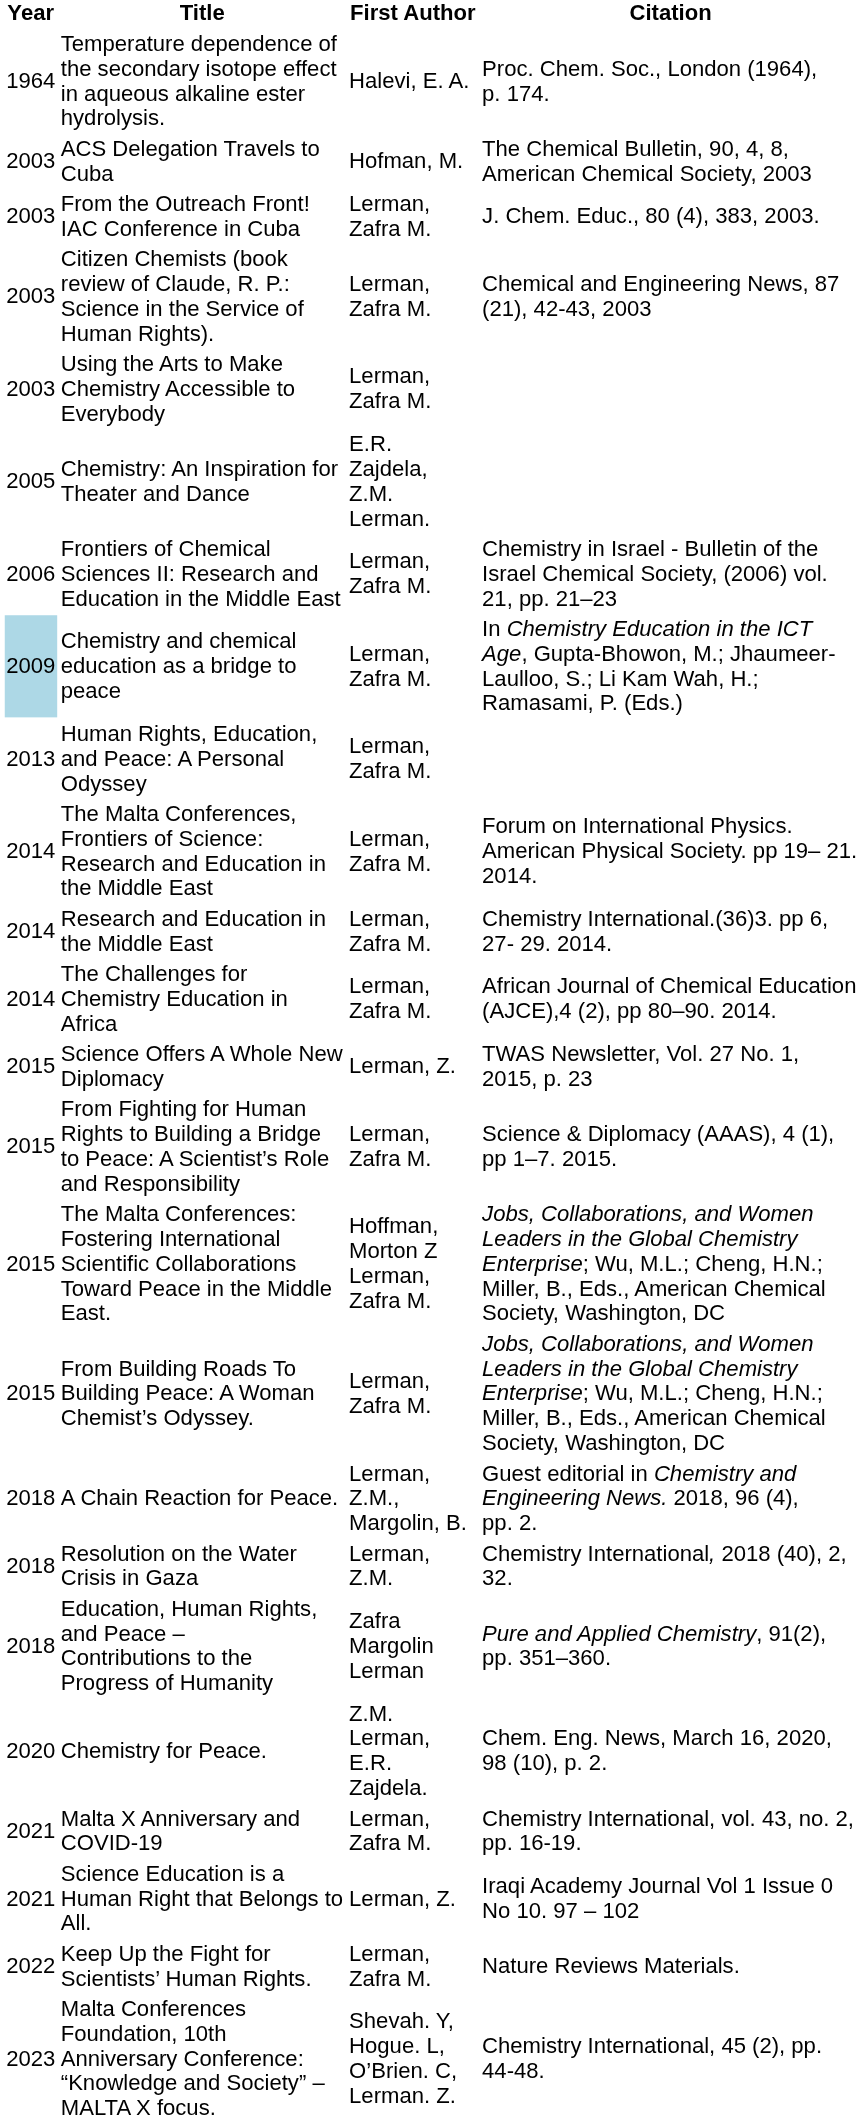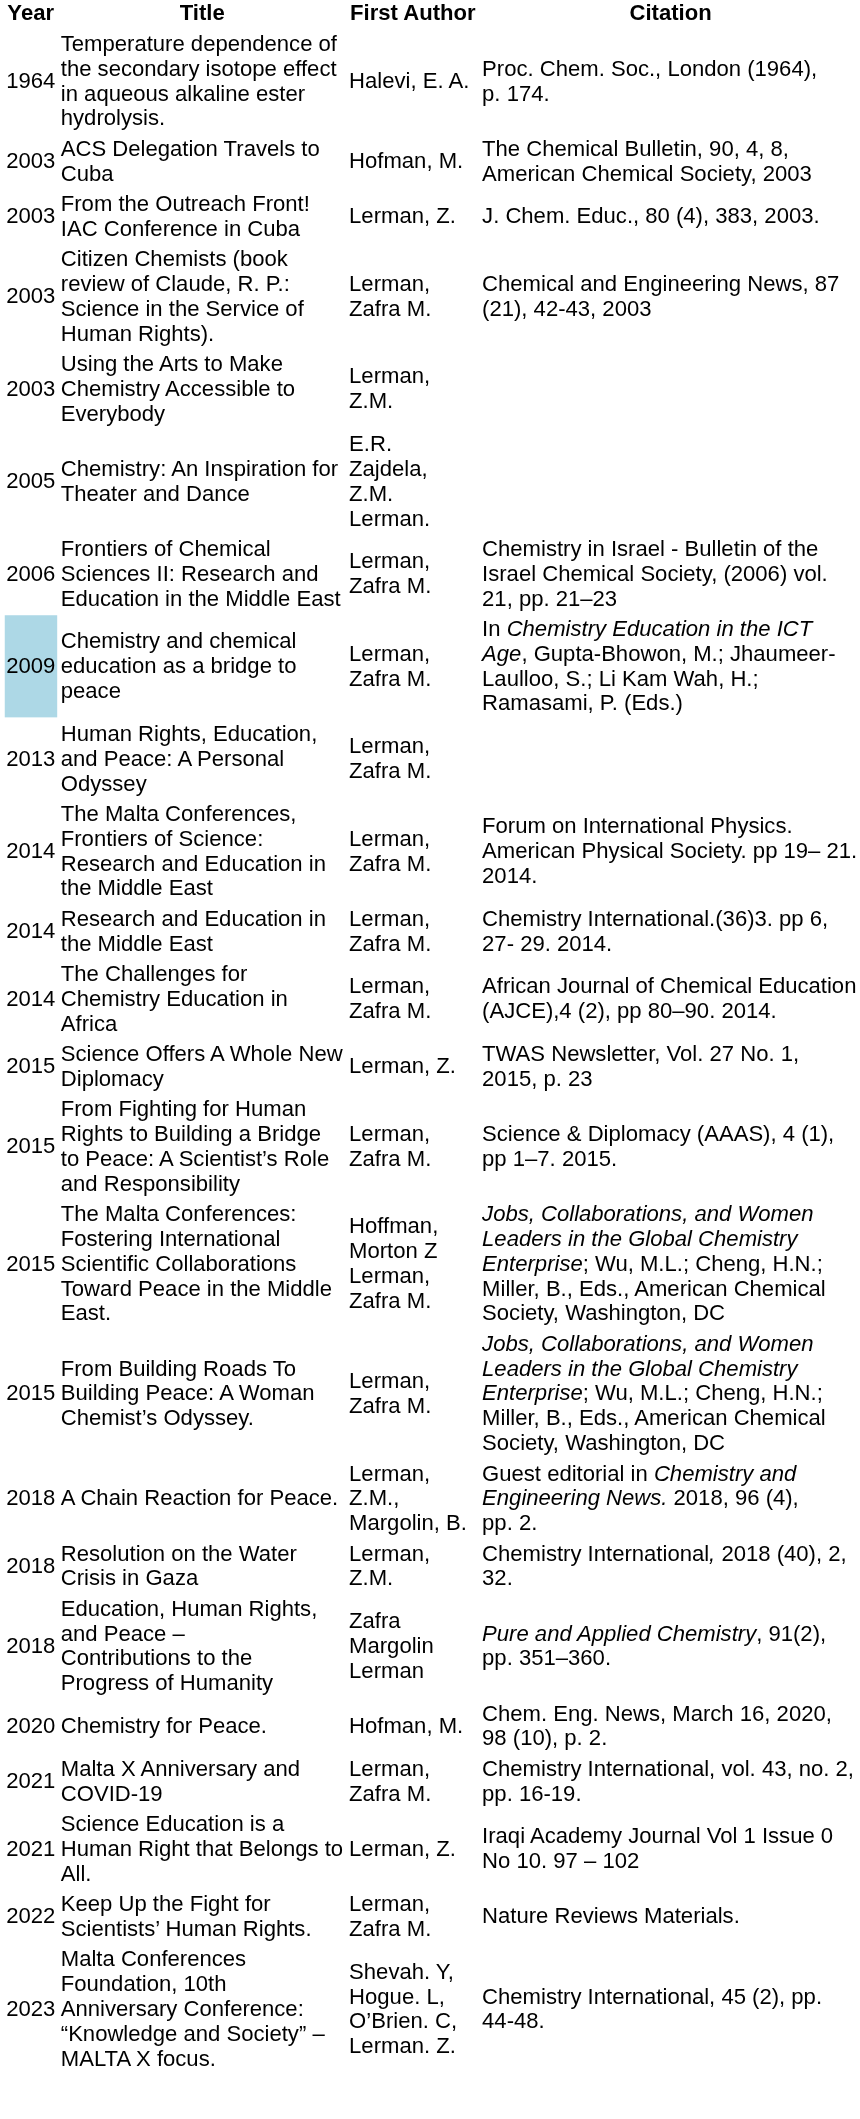(390, 216) Lerman, Zafra M. -> (402, 216) Lerman, Z.
(390, 388) Lerman, Zafra M. -> (390, 388) Lerman, Z.M.
(390, 1750) Z.M. Lerman, E.R. Zajdela. -> (406, 1725) Hofman, M.
